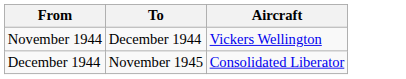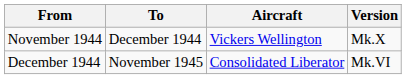+ column: (375, 16)
